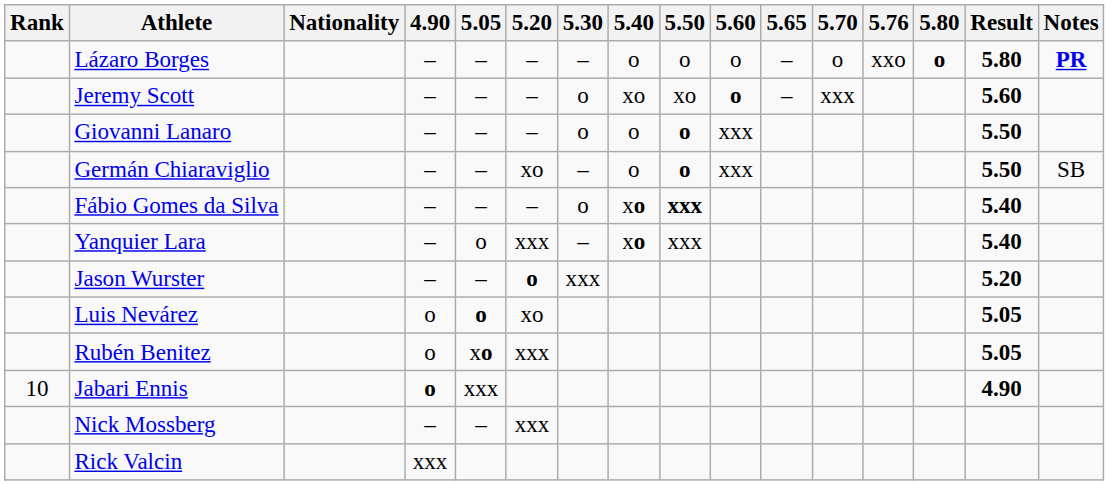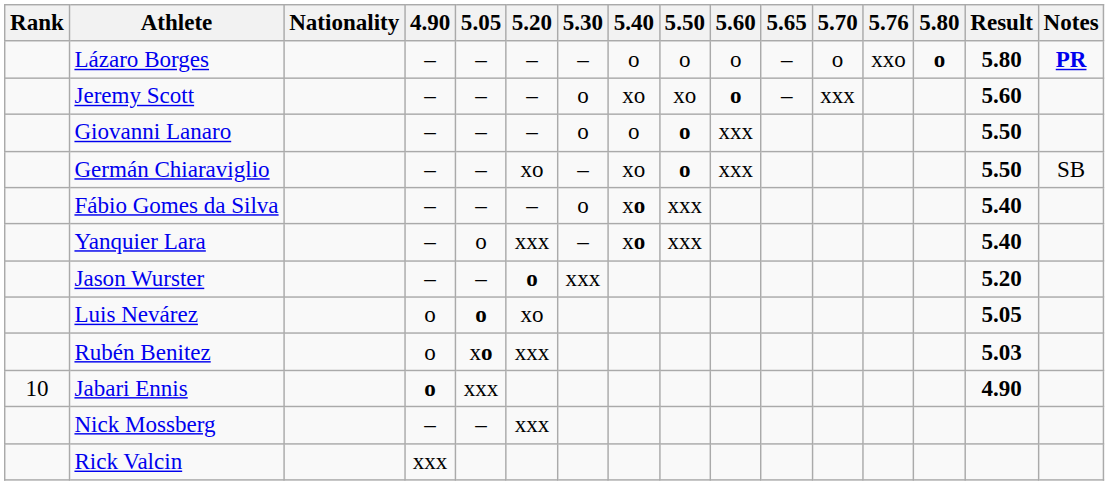(634, 168) o -> (634, 168) xo
(685, 205) bold -> (685, 205) normal
(1002, 351) 5.05 -> (1002, 351) 5.03
